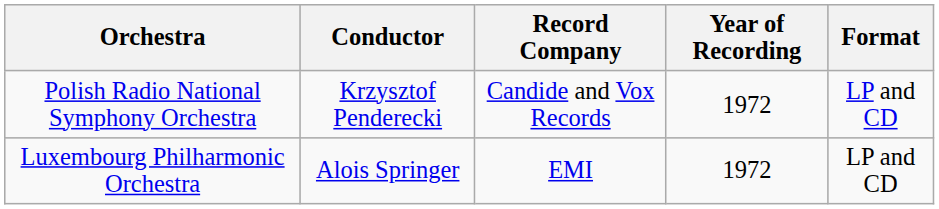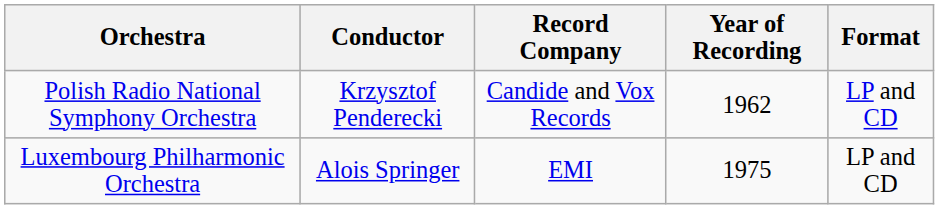(747, 104) 1972 -> (747, 104) 1962
(747, 170) 1972 -> (747, 170) 1975
